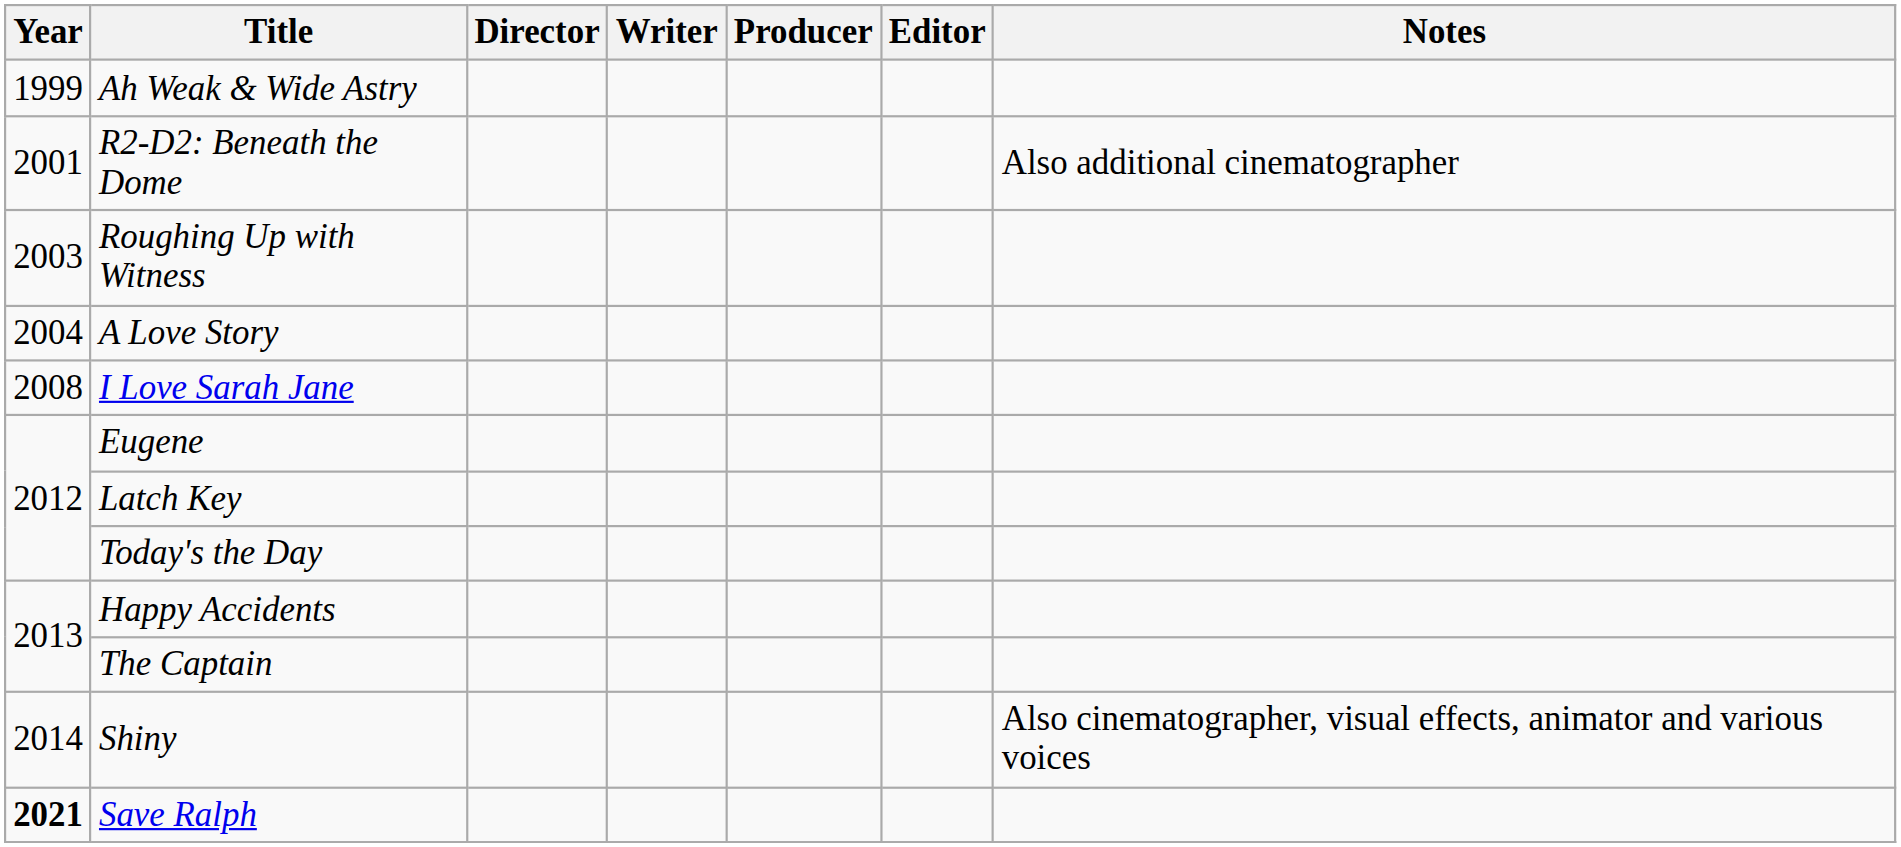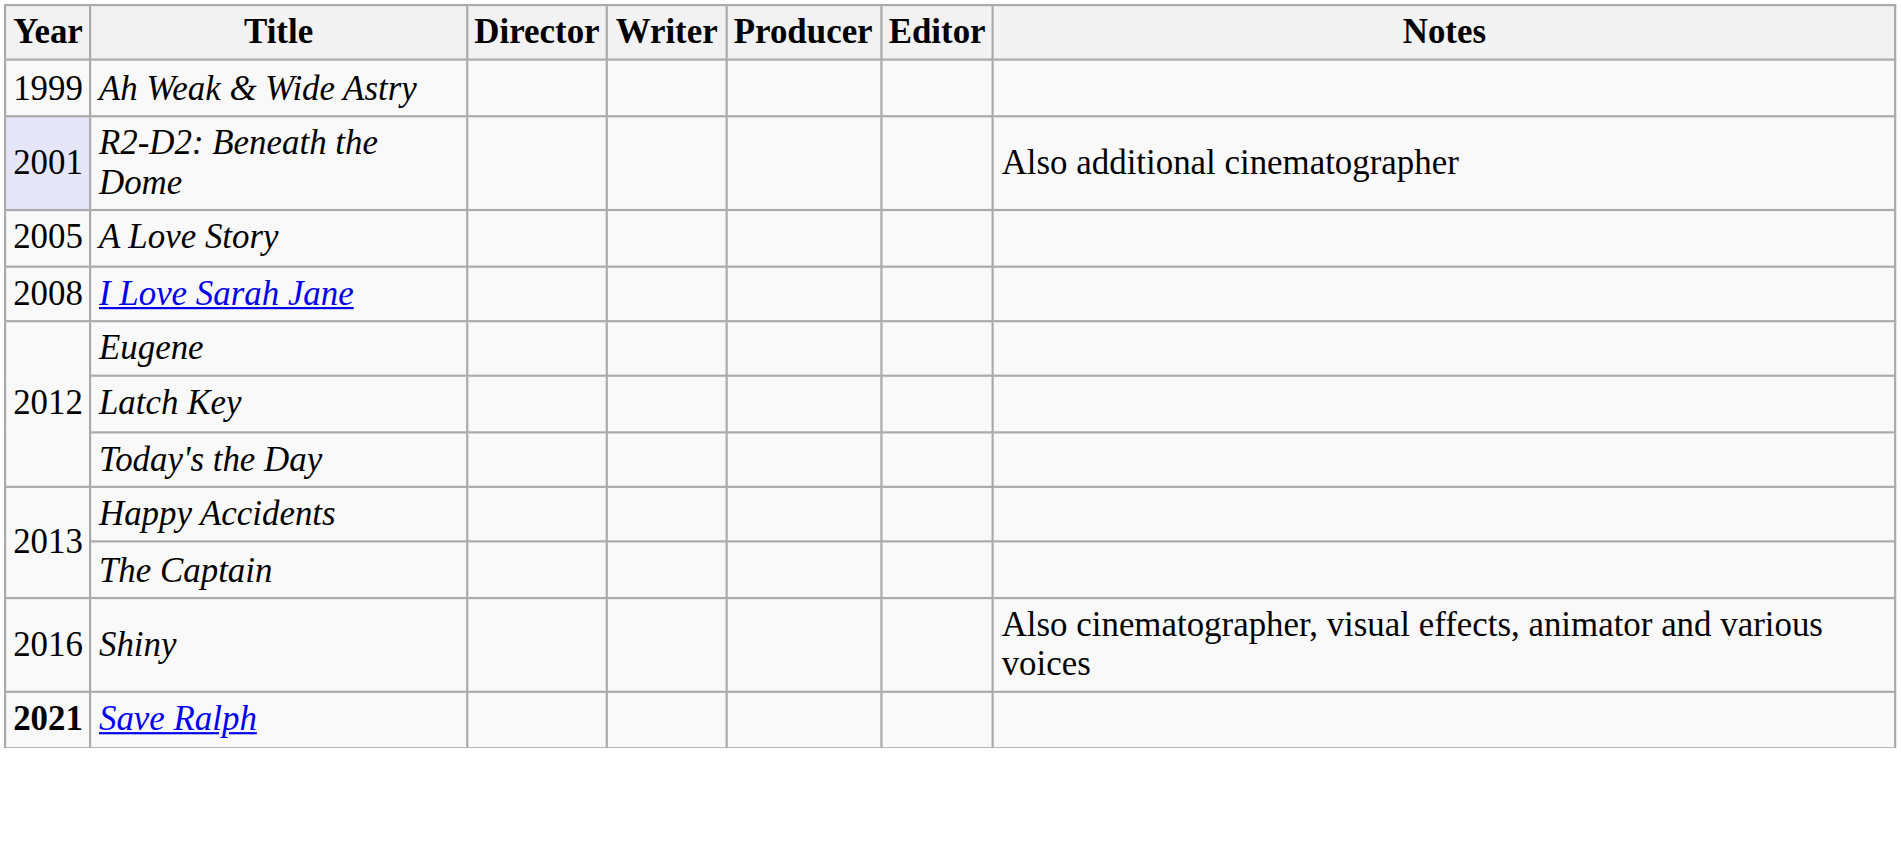(48, 162) no background -> (48, 162) lavender background
- row: (227, 256)
(48, 331) 2004 -> (48, 237) 2005
(48, 738) 2014 -> (48, 644) 2016
